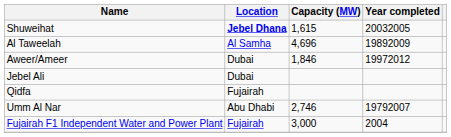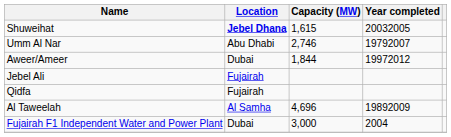rows swapped: (34, 44) <-> (34, 108)
(304, 60) 1,846 -> (304, 60) 1,844
(240, 76) Dubai -> (245, 76) Fujairah
(245, 124) Fujairah -> (240, 124) Dubai
